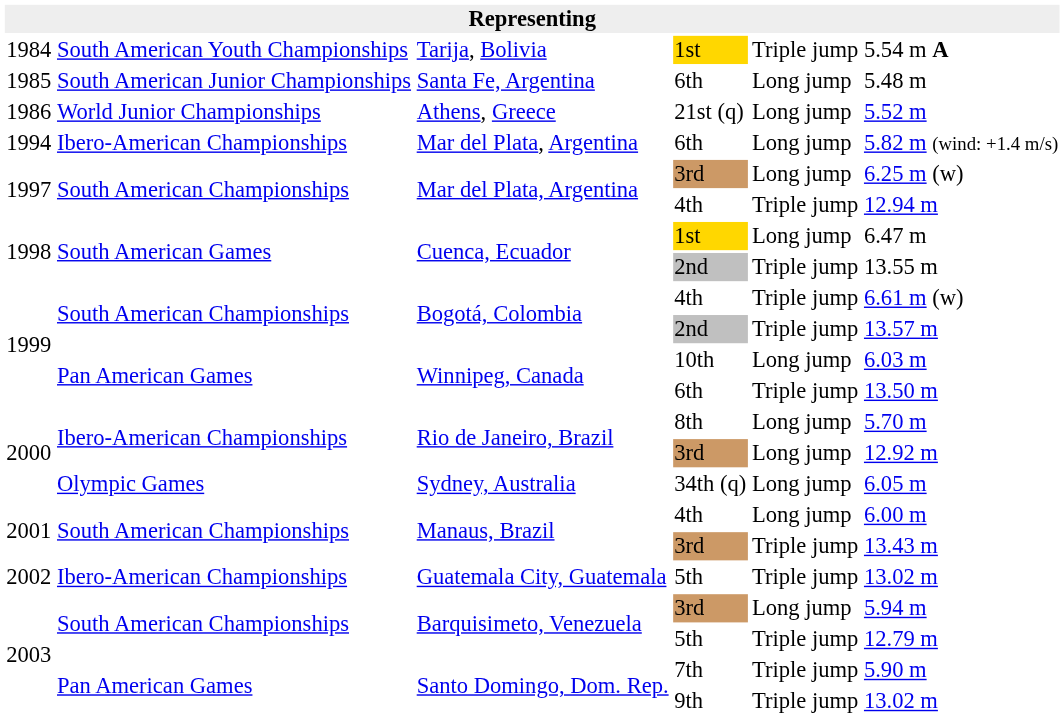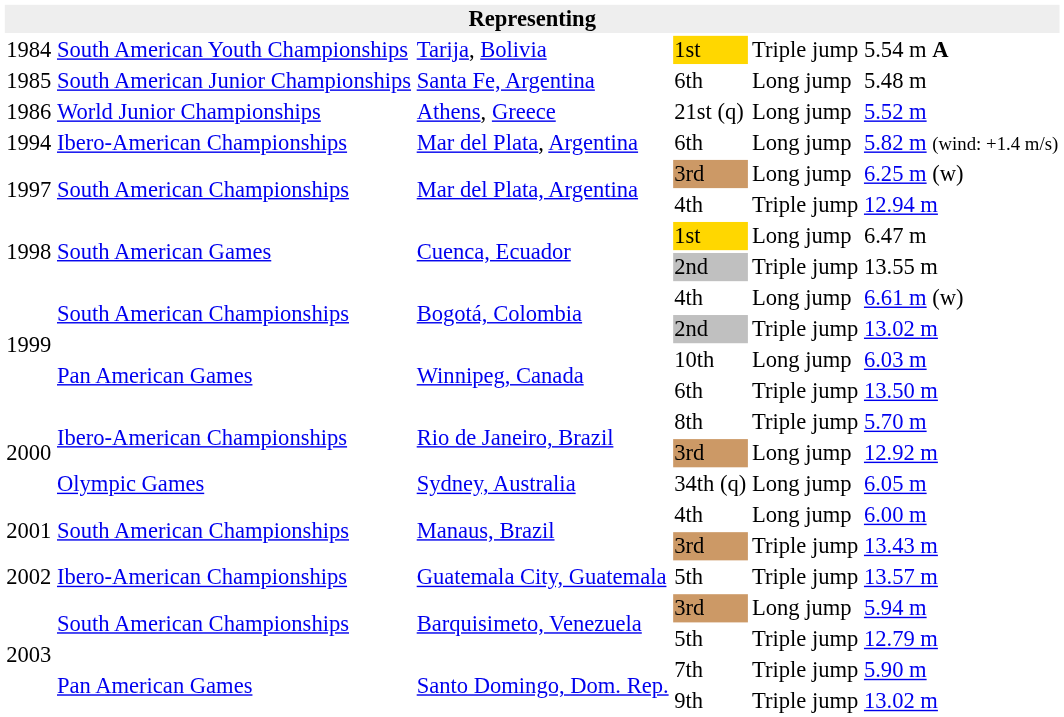(805, 297) Triple jump -> (802, 297) Long jump
(901, 328) 13.57 m -> (901, 328) 13.02 m
(802, 421) Long jump -> (805, 421) Triple jump
(901, 577) 13.02 m -> (901, 577) 13.57 m
